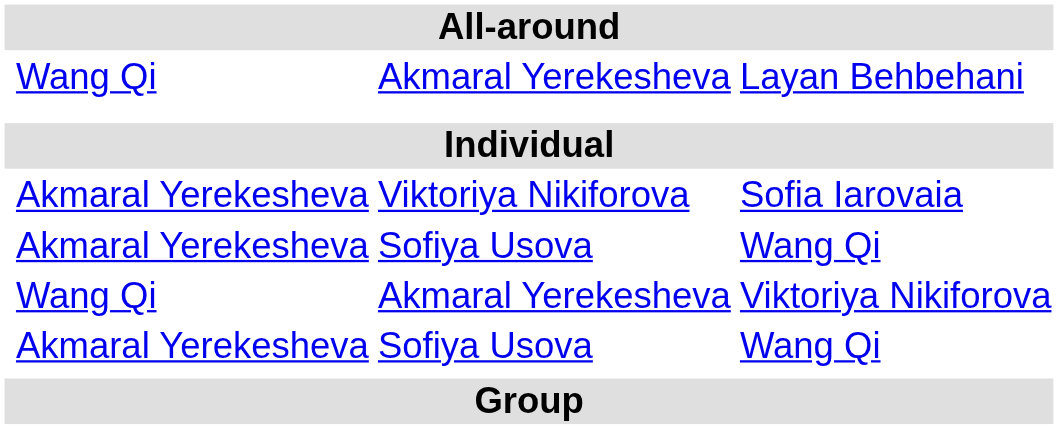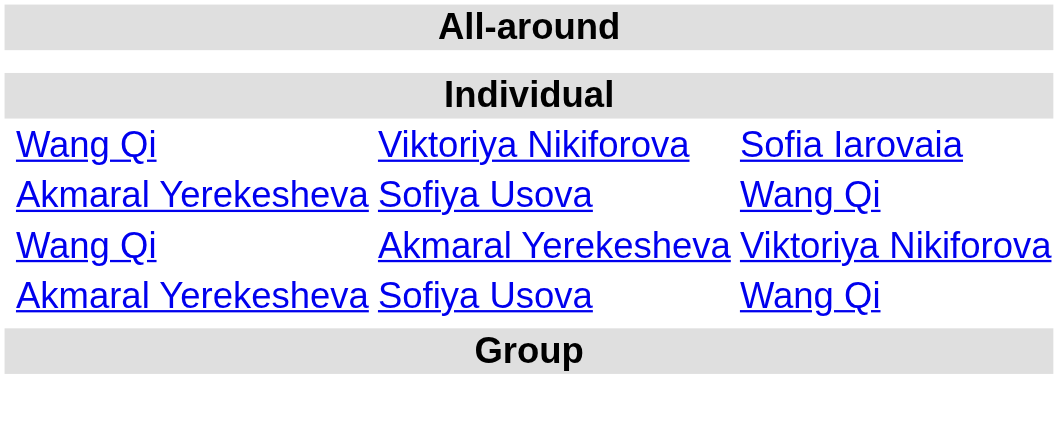- row: (554, 76)
(192, 195) Akmaral Yerekesheva -> (86, 145) Wang Qi
